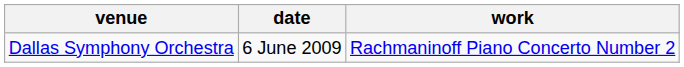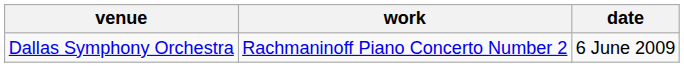columns swapped: (292, 18) <-> (513, 18)
